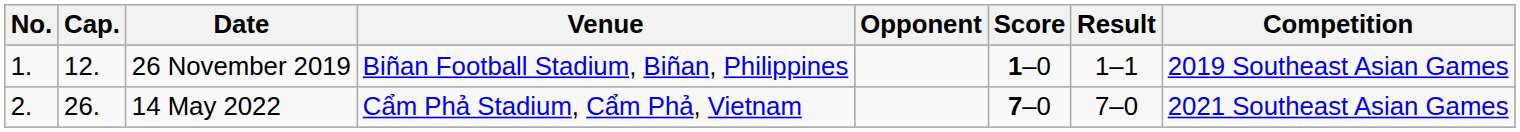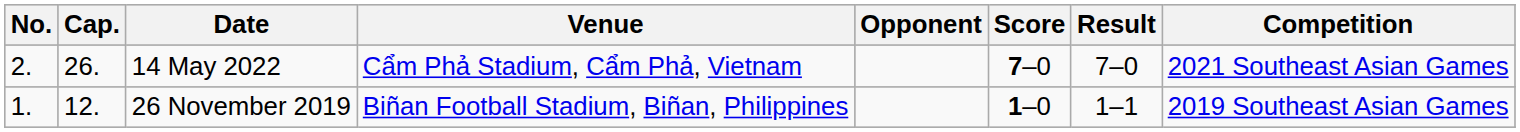rows swapped: (241, 65) <-> (206, 106)
